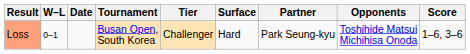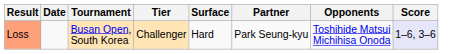- column: (54, 12)
(442, 35) no background -> (415, 35) lavender background
